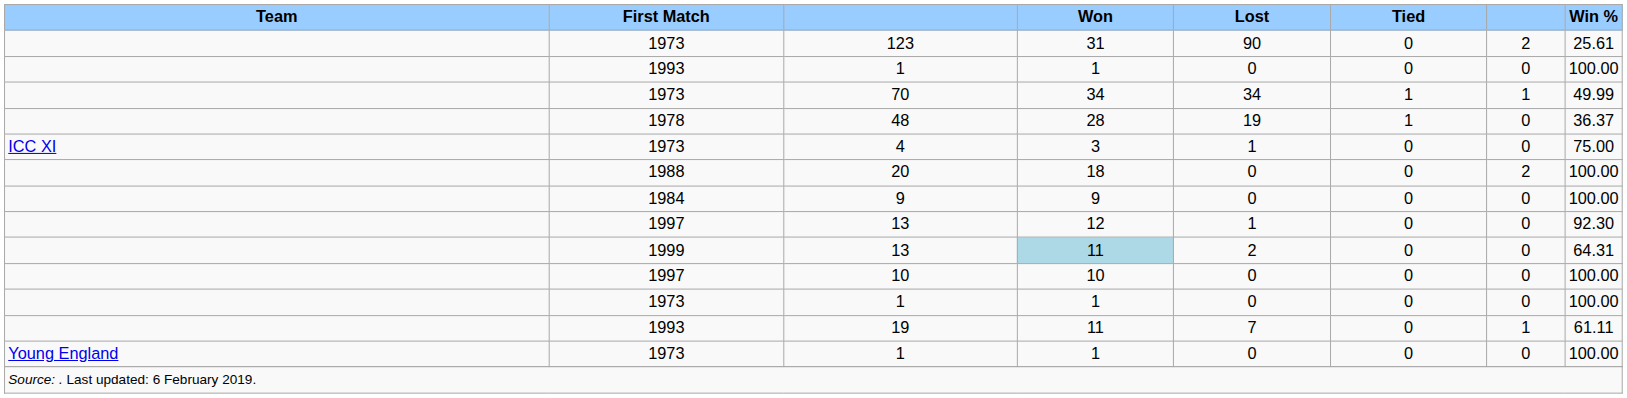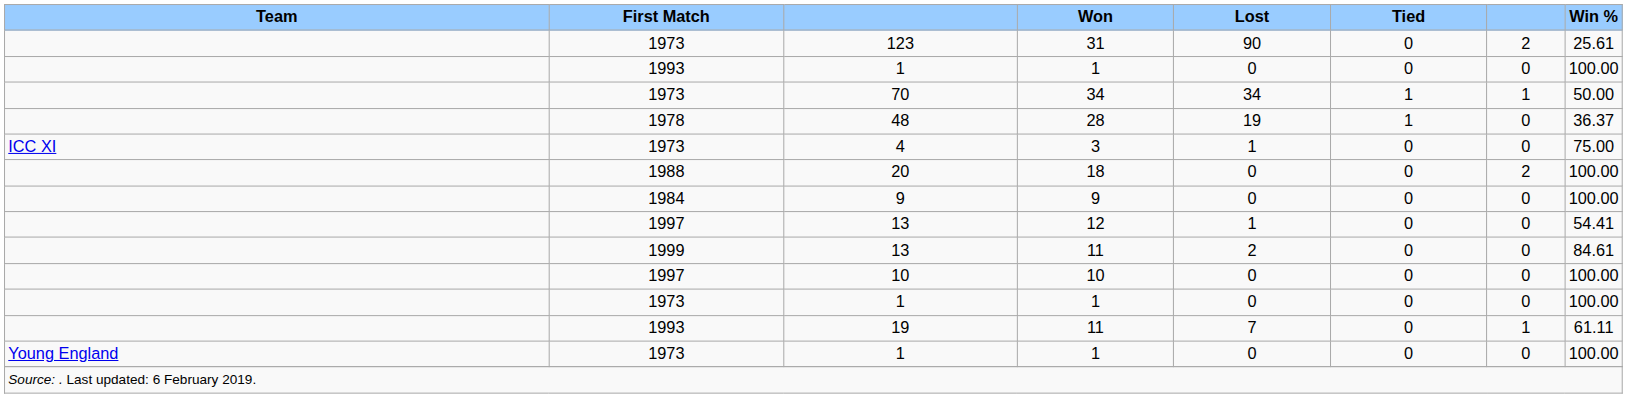(1594, 95) 49.99 -> (1594, 95) 50.00
(1594, 224) 92.30 -> (1594, 224) 54.41
(1095, 250) lightblue background -> (1095, 250) no background
(1594, 250) 64.31 -> (1594, 250) 84.61
